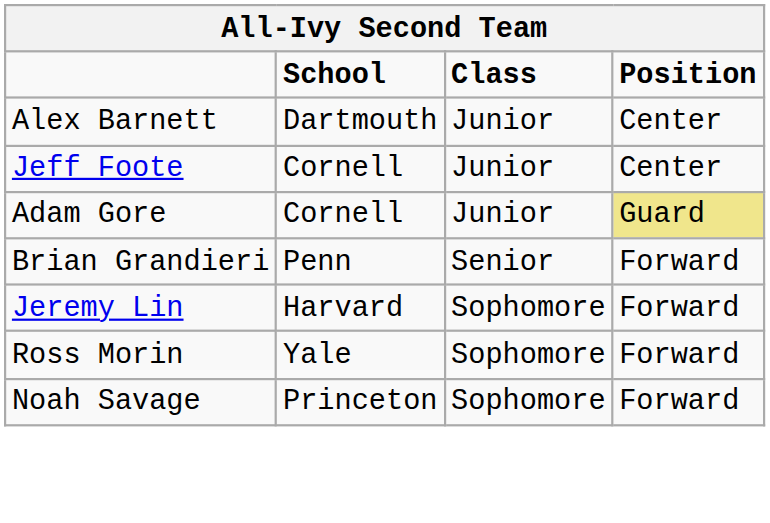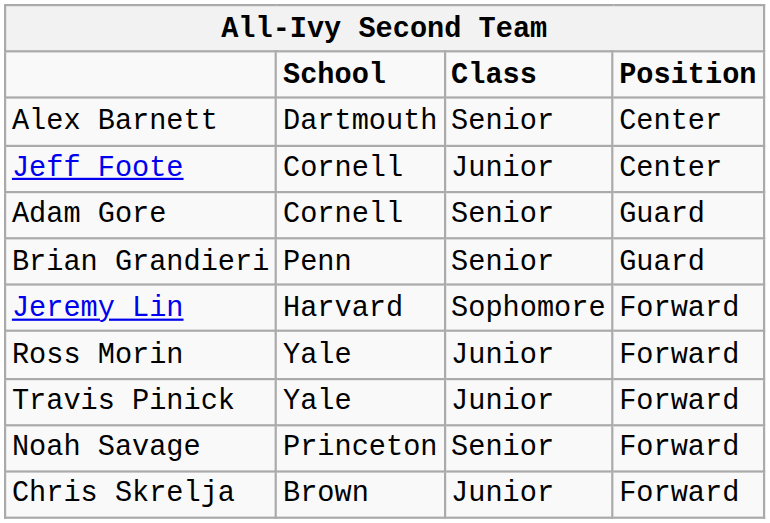(503, 122) Junior -> (503, 122) Senior
(503, 215) Junior -> (503, 215) Senior
(662, 215) khaki background -> (662, 215) no background
(679, 261) Forward -> (662, 261) Guard
(528, 355) Sophomore -> (503, 355) Junior
+ row: (123, 401)
(528, 401) Sophomore -> (503, 448) Senior
+ row: (123, 495)
